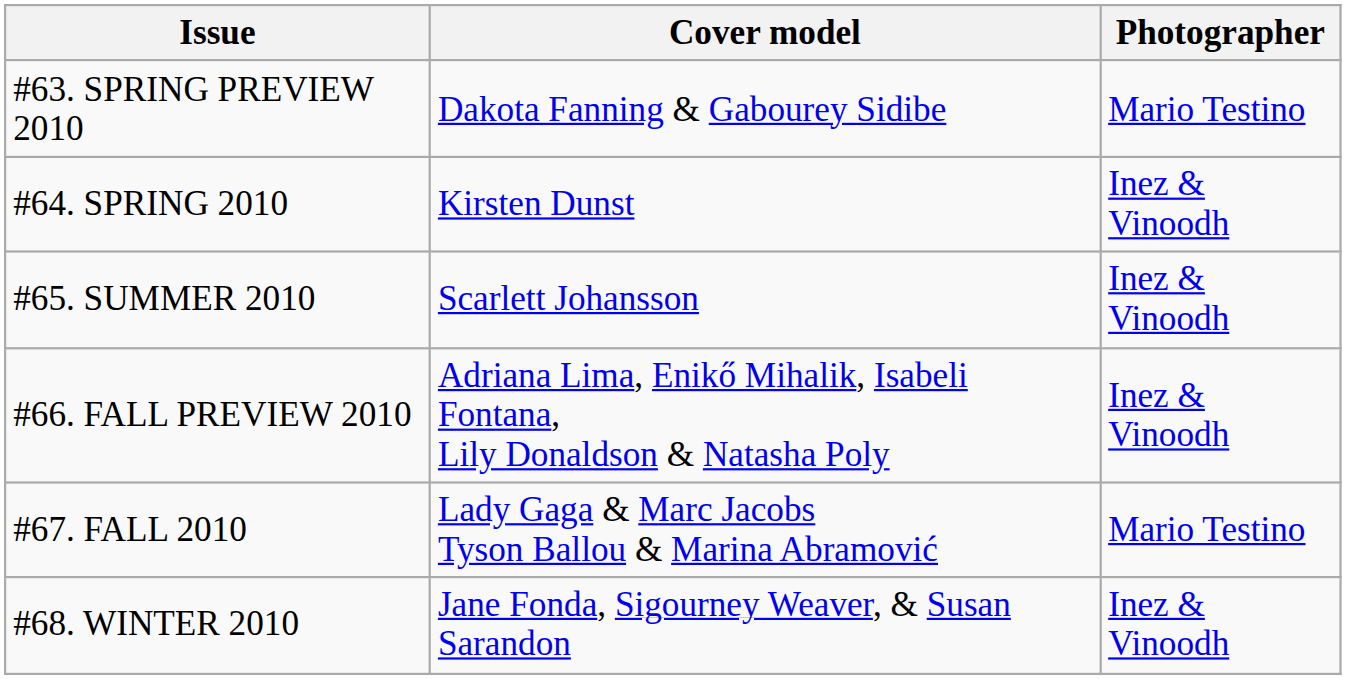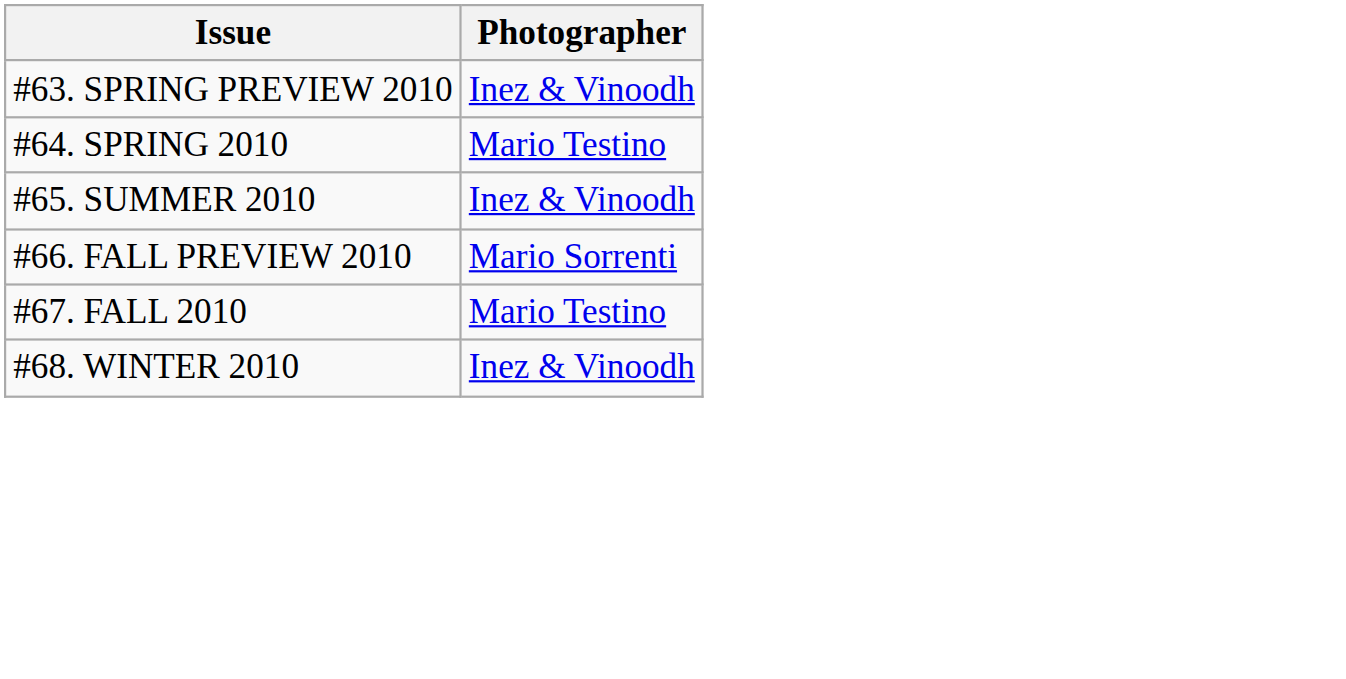- column: (765, 32)
(1207, 108) Mario Testino -> (582, 88) Inez & Vinoodh
(1169, 203) Inez & Vinoodh -> (567, 144) Mario Testino
(1169, 414) Inez & Vinoodh -> (573, 255) Mario Sorrenti
